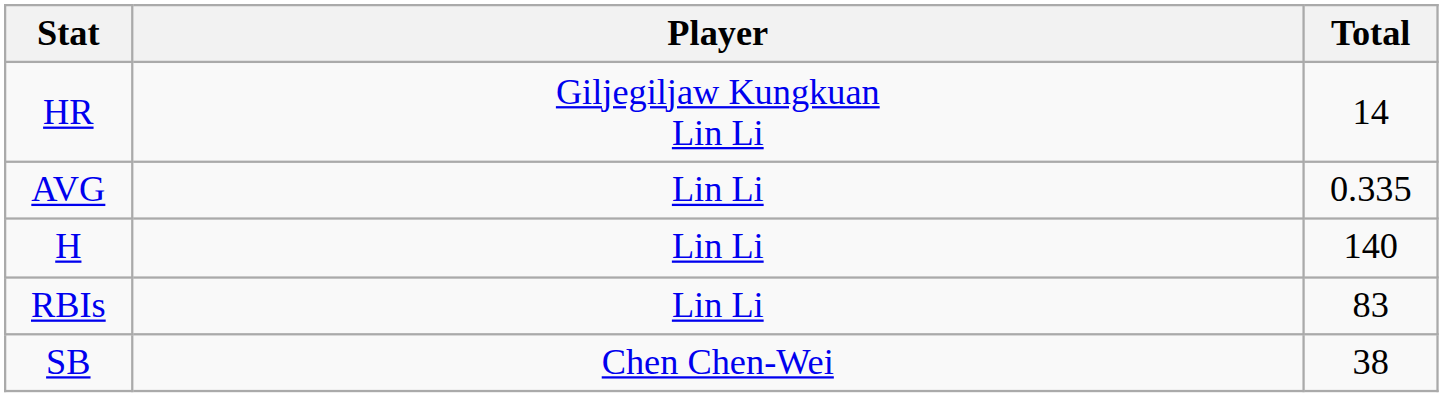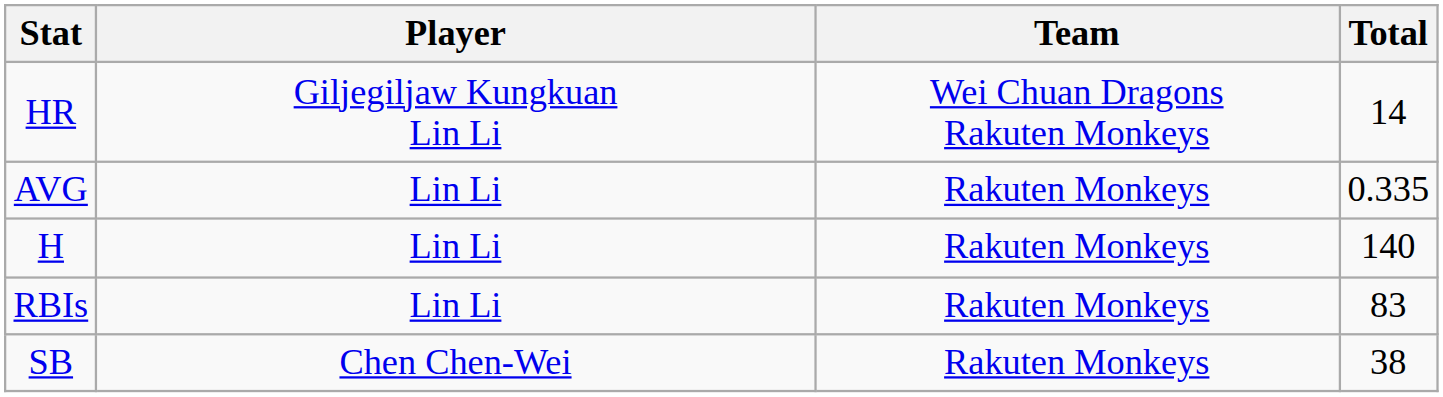+ column: (1077, 33)
